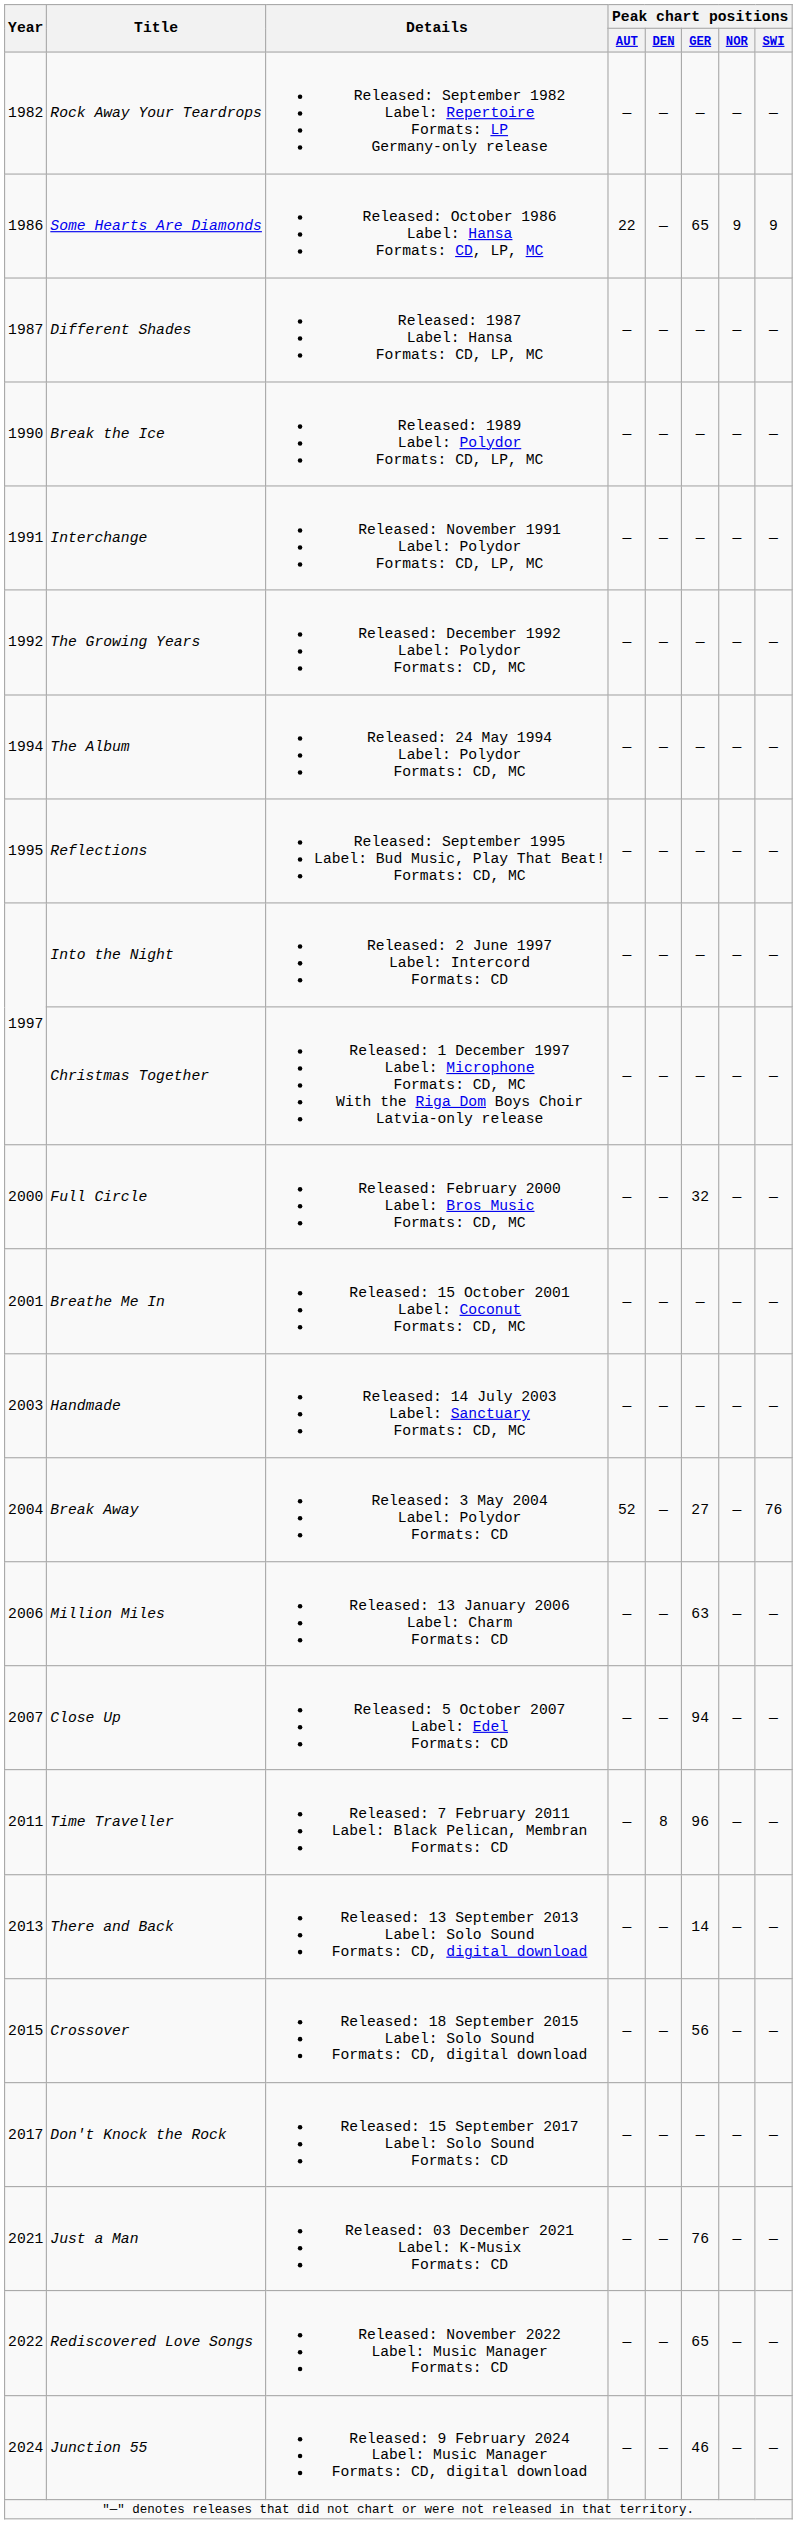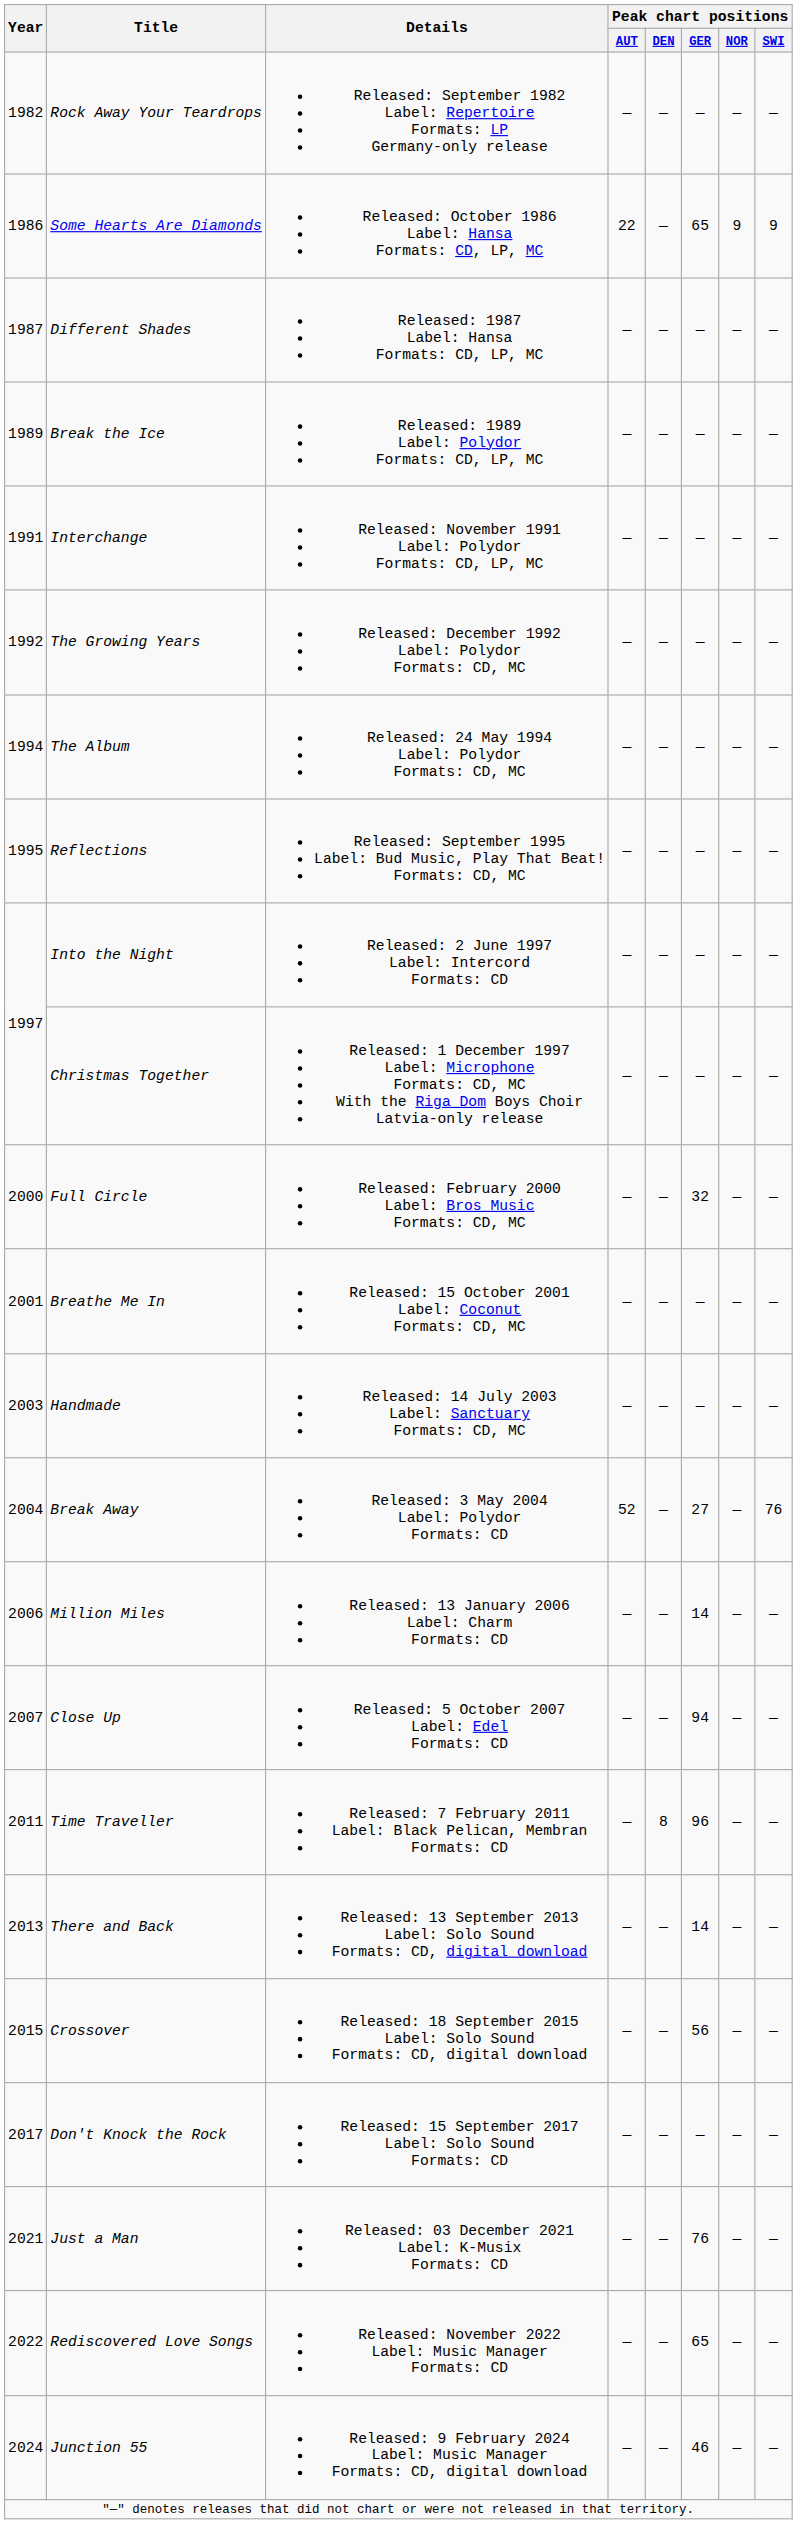(26, 434) 1990 -> (26, 434) 1989
(700, 1614) 63 -> (700, 1614) 14
